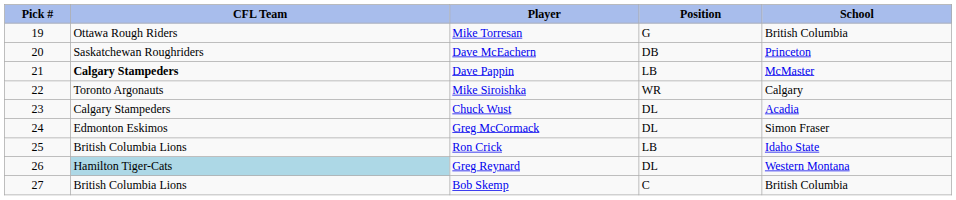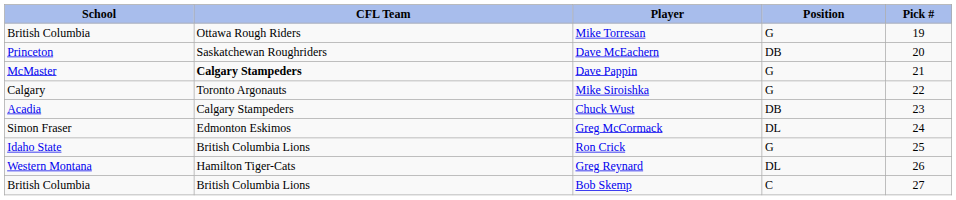columns swapped: (38, 14) <-> (857, 14)
(649, 71) LB -> (769, 71) G
(651, 90) WR -> (769, 90) G
(650, 109) DL -> (773, 109) DB
(649, 147) LB -> (769, 147) G
(123, 166) lightblue background -> (246, 166) no background
